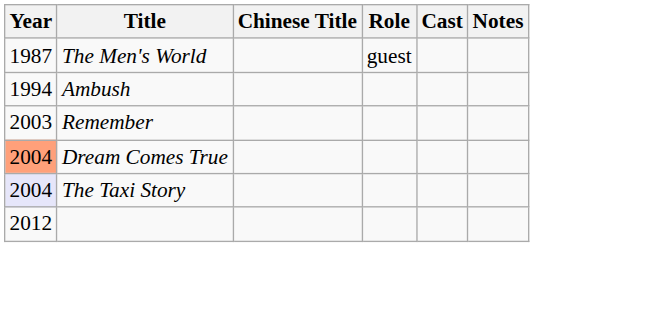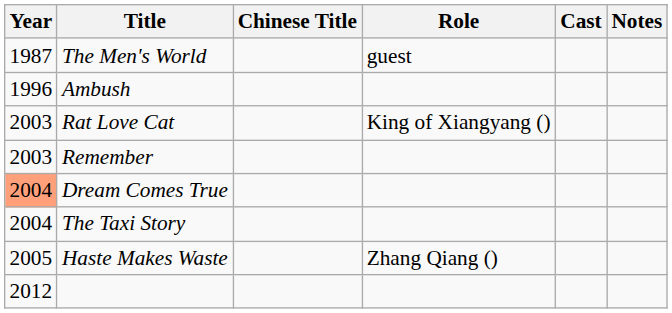(31, 88) 1994 -> (31, 88) 1996
+ row: (118, 122)
(31, 190) lavender background -> (31, 223) no background
+ row: (145, 257)
